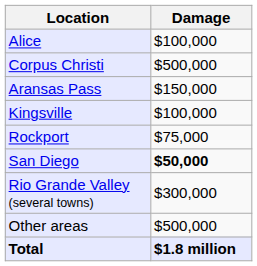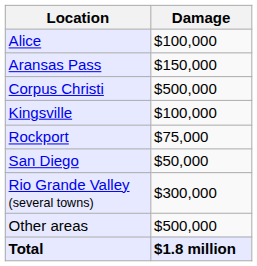rows swapped: (55, 89) <-> (56, 65)
(181, 160) bold -> (181, 160) normal
